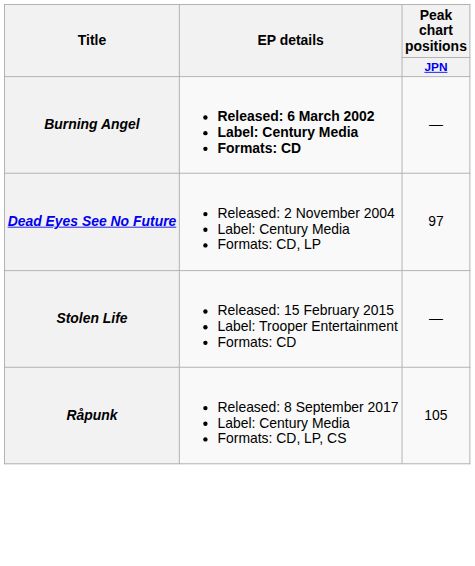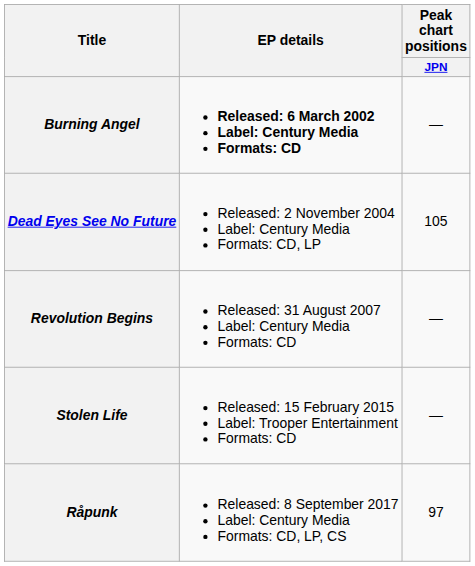(436, 221) 97 -> (436, 221) 105
+ row: (92, 318)
(436, 415) 105 -> (436, 512) 97
